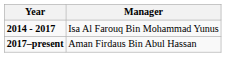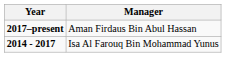rows swapped: (31, 28) <-> (35, 44)
